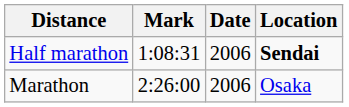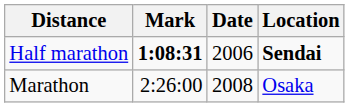(169, 53) normal -> (170, 53) bold
(230, 85) 2006 -> (232, 85) 2008
